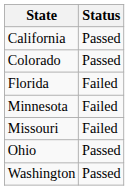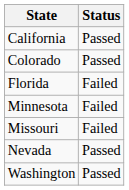+ row: (29, 151)
- row: (22, 151)
